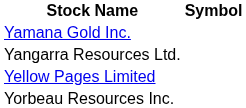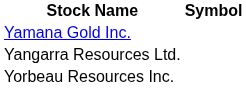- row: (80, 76)
